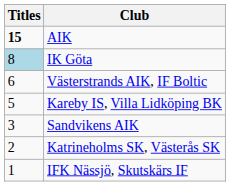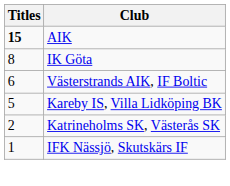(11, 59) lightblue background -> (11, 59) no background
- row: (93, 125)
